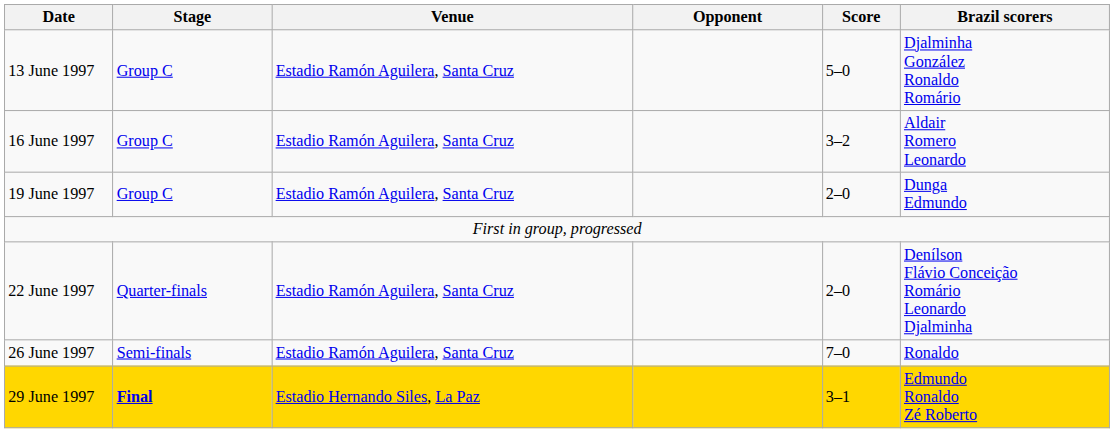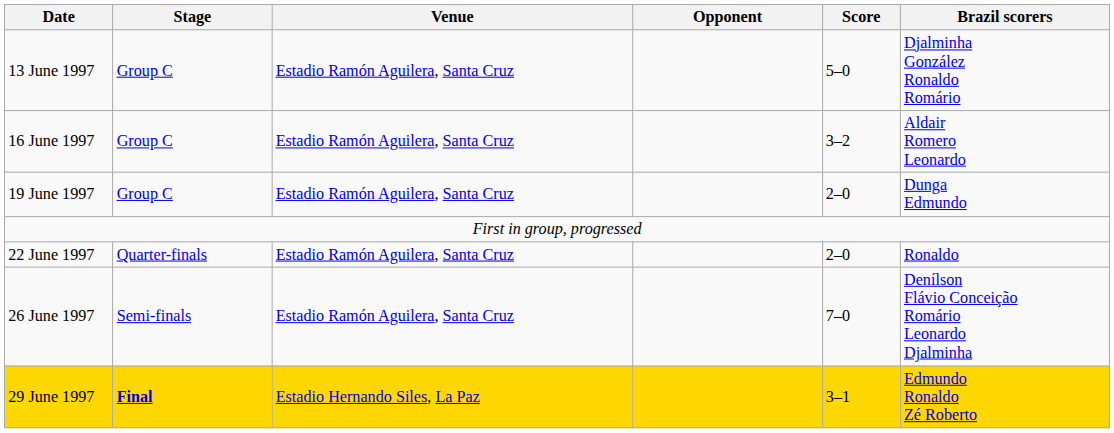(961, 290) Denílson Flávio Conceição Romário Leonardo Djalminha -> (931, 254) Ronaldo
(931, 352) Ronaldo -> (961, 316) Denílson Flávio Conceição Romário Leonardo Djalminha
